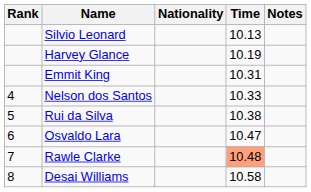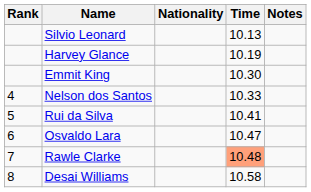(245, 75) 10.31 -> (245, 75) 10.30
(245, 116) 10.38 -> (245, 116) 10.41
